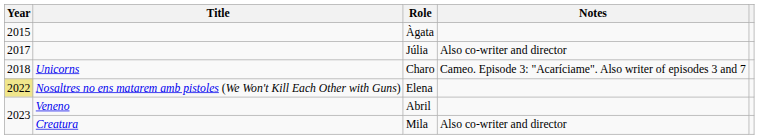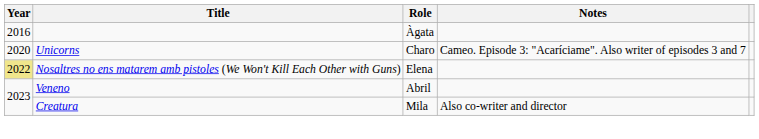(19, 32) 2015 -> (19, 32) 2016
- row: (417, 50)
(19, 69) 2018 -> (19, 50) 2020
